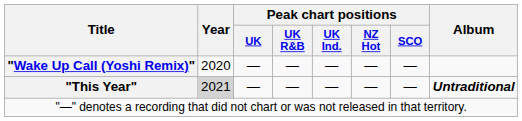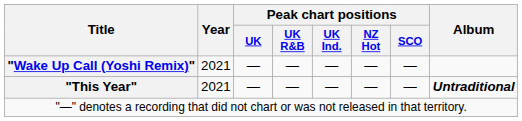(216, 66) 2020 -> (216, 66) 2021
(216, 87) lightgrey background -> (216, 87) no background
